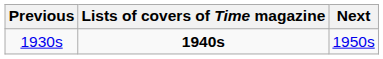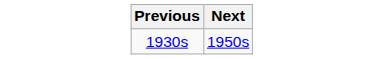- column: (203, 16)
